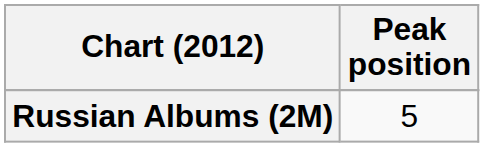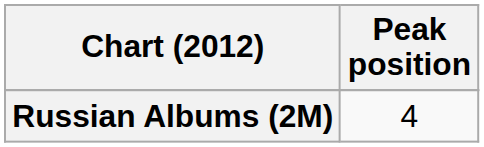(409, 115) 5 -> (409, 115) 4
